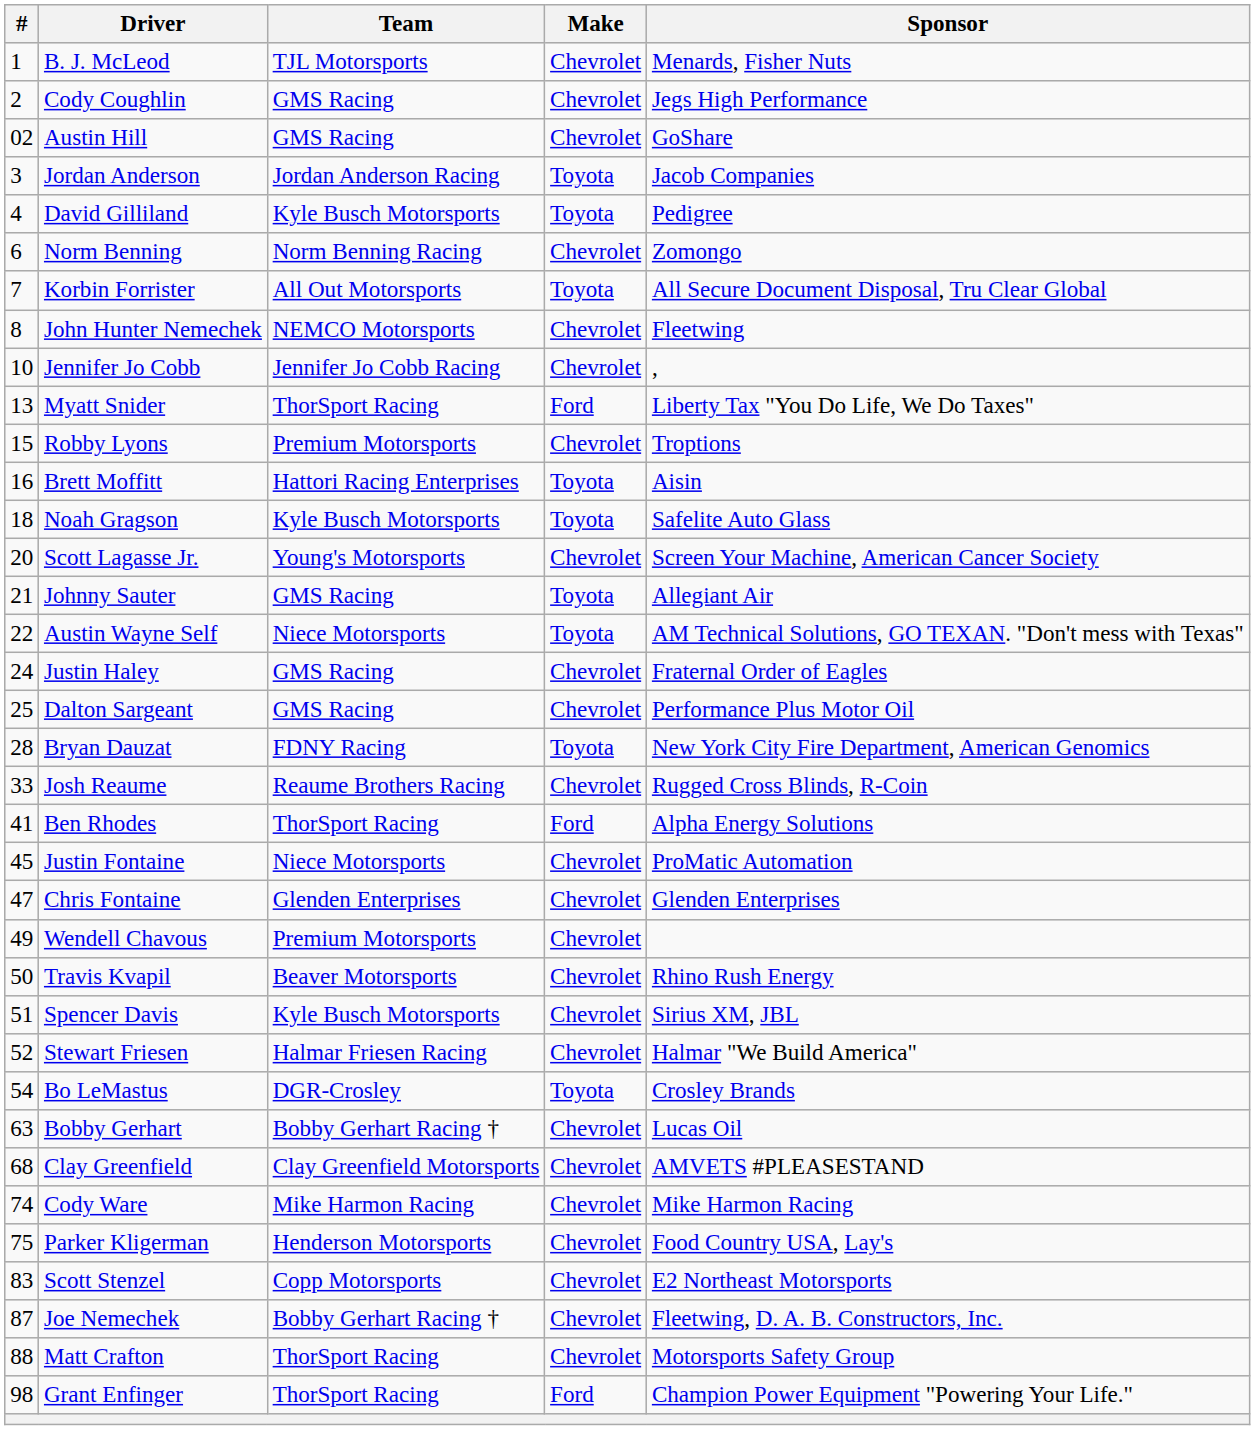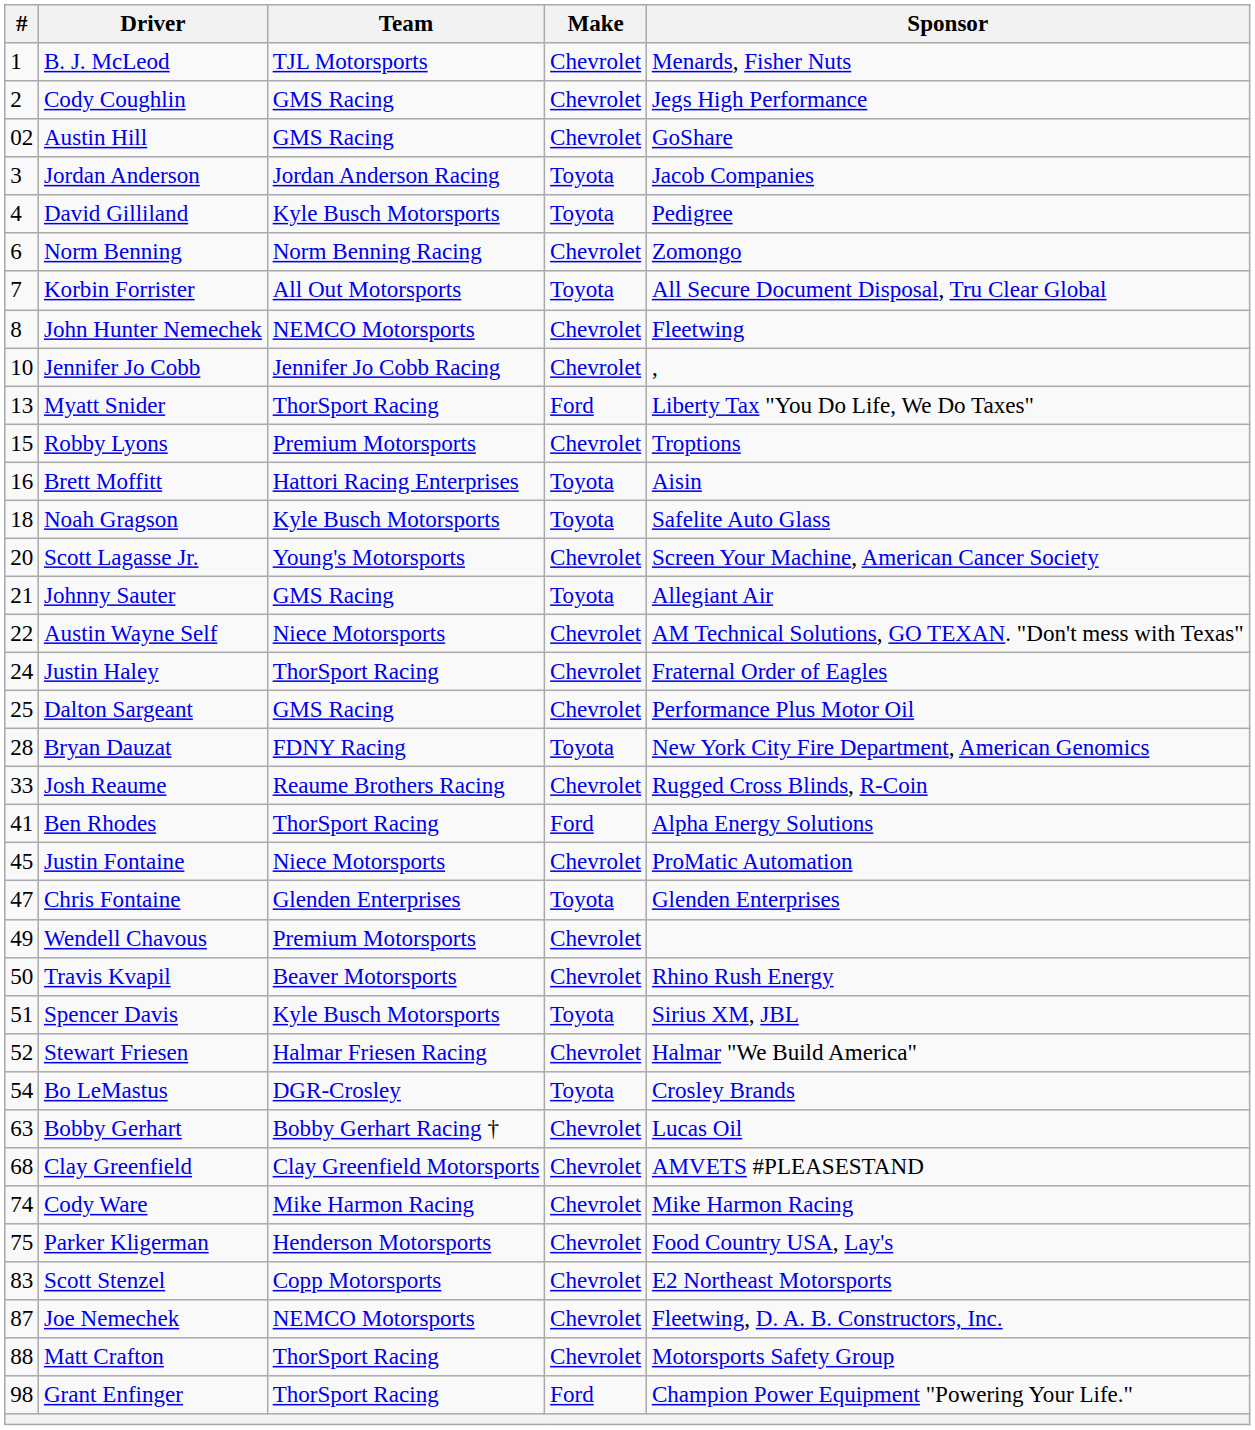(582, 633) Toyota -> (596, 633) Chevrolet
(333, 671) GMS Racing -> (356, 671) ThorSport Racing
(596, 899) Chevrolet -> (582, 899) Toyota
(596, 1014) Chevrolet -> (582, 1014) Toyota
(386, 1318) Bobby Gerhart Racing † -> (374, 1318) NEMCO Motorsports
